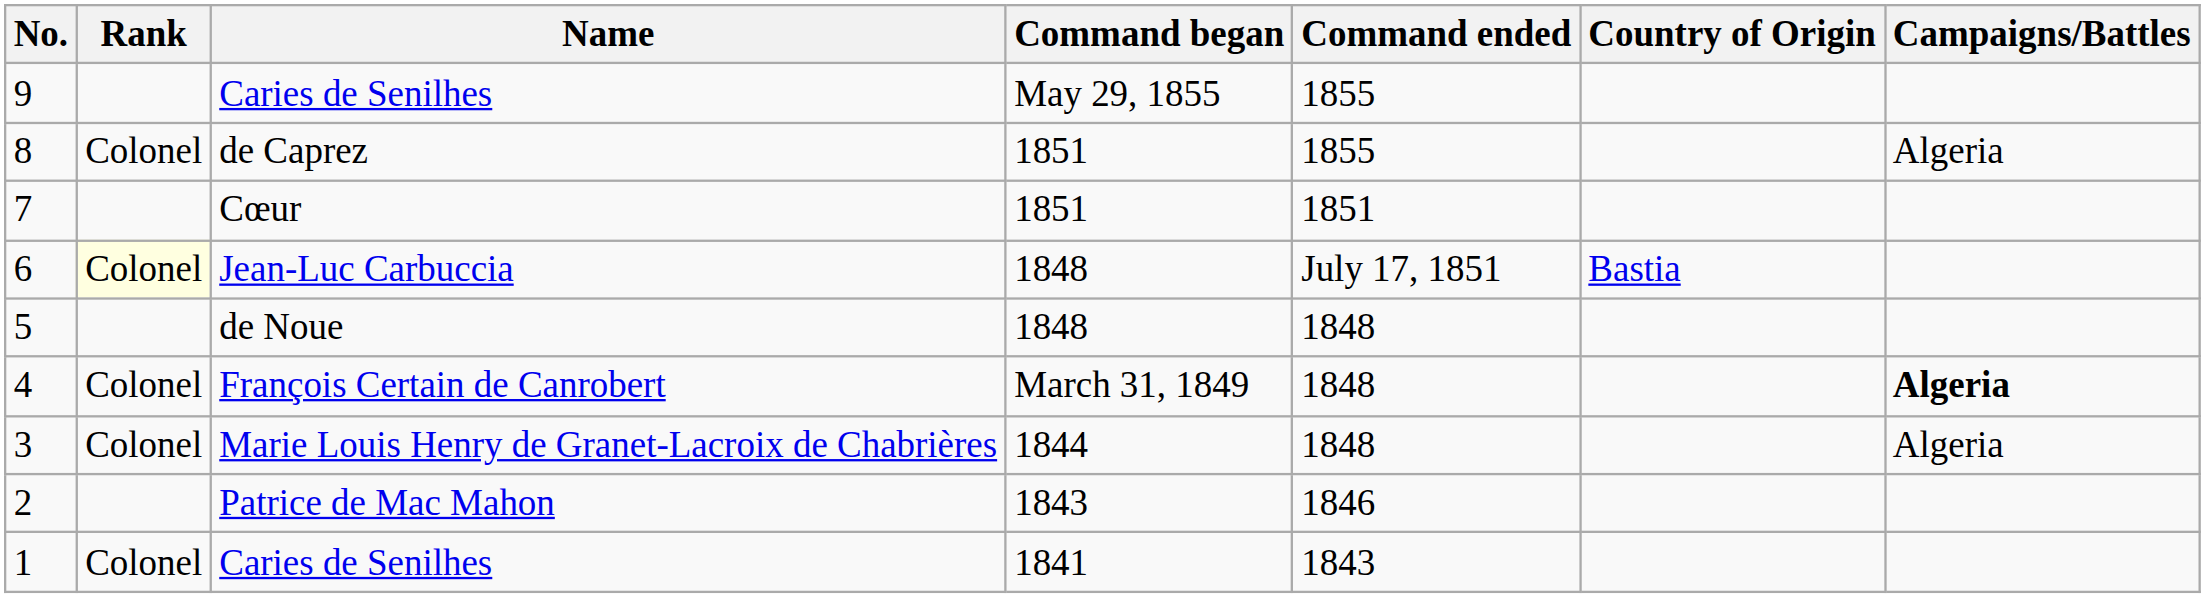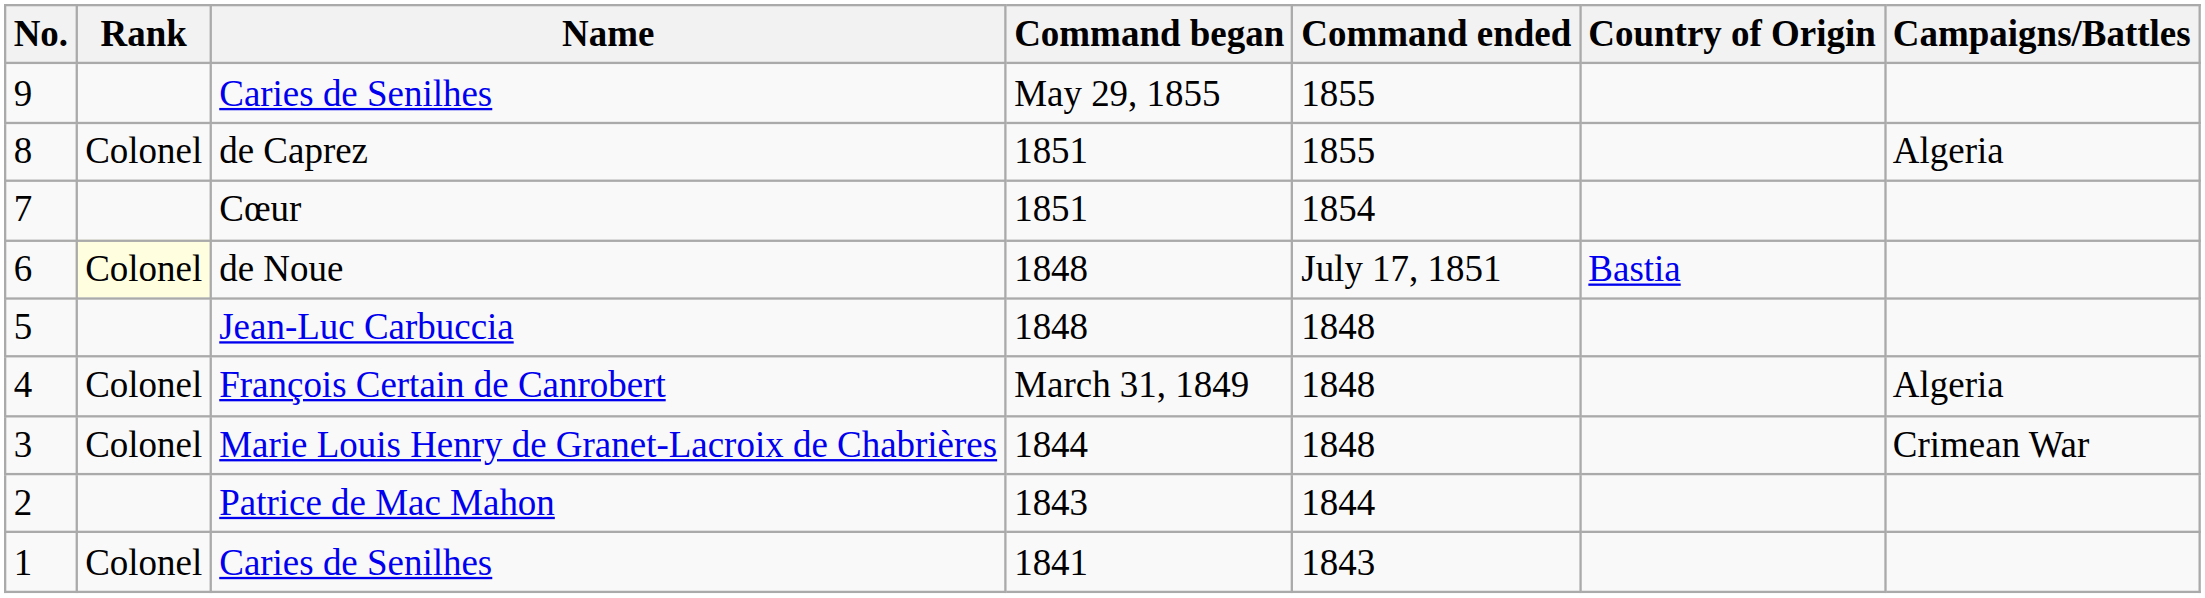(1338, 209) 1851 -> (1338, 209) 1854
(366, 268) Jean-Luc Carbuccia -> (281, 268) de Noue
(281, 326) de Noue -> (366, 326) Jean-Luc Carbuccia
(1951, 385) bold -> (1948, 385) normal
(1948, 444) Algeria -> (1991, 444) Crimean War
(1338, 502) 1846 -> (1338, 502) 1844
